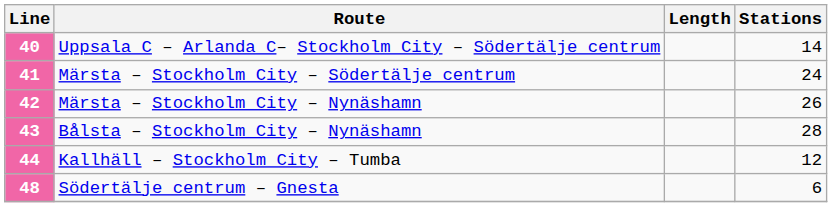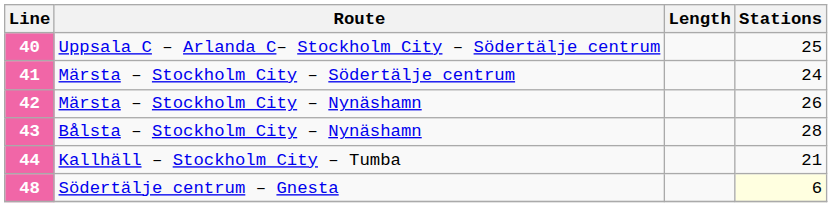(812, 47) 14 -> (812, 47) 25
(812, 160) 12 -> (812, 160) 21
(817, 188) no background -> (817, 188) lightyellow background
